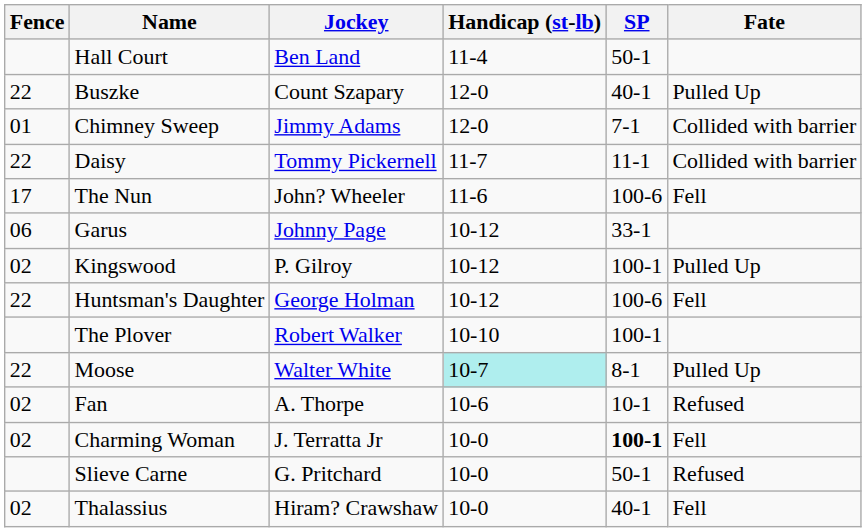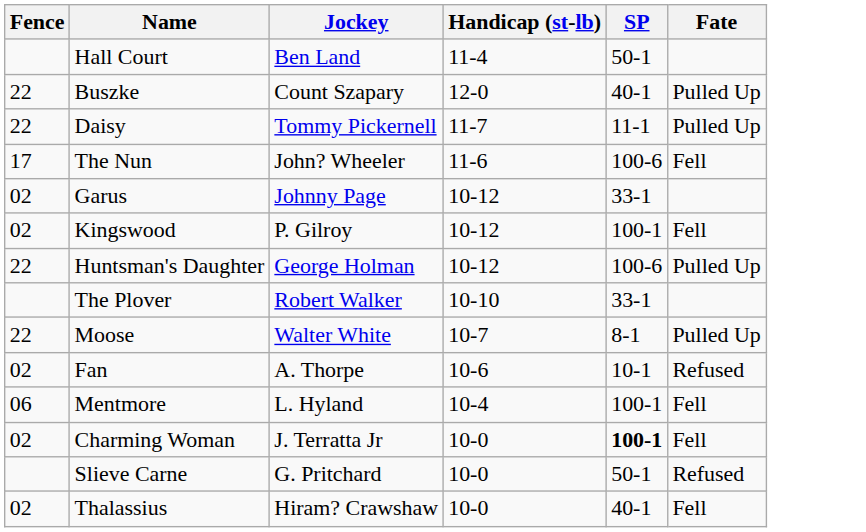- row: (147, 126)
(764, 160) Collided with barrier -> (717, 126) Pulled Up
(21, 230) 06 -> (21, 195) 02
(717, 265) Pulled Up -> (689, 230) Fell
(689, 299) Fell -> (717, 265) Pulled Up
(637, 334) 100-1 -> (631, 299) 33-1
(468, 369) paleturquoise background -> (468, 334) no background
+ row: (120, 404)
